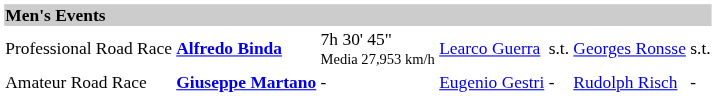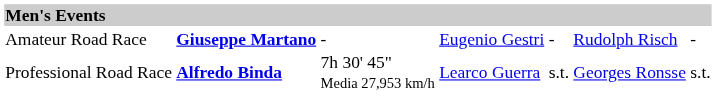rows swapped: (89, 48) <-> (76, 82)
